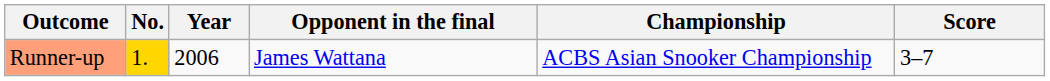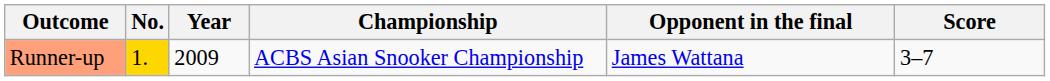columns swapped: (716, 22) <-> (393, 22)
(197, 57) 2006 -> (197, 57) 2009
